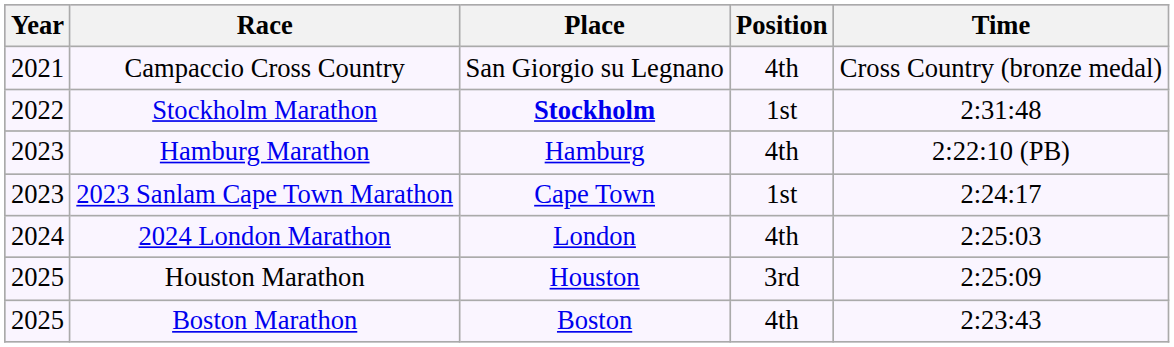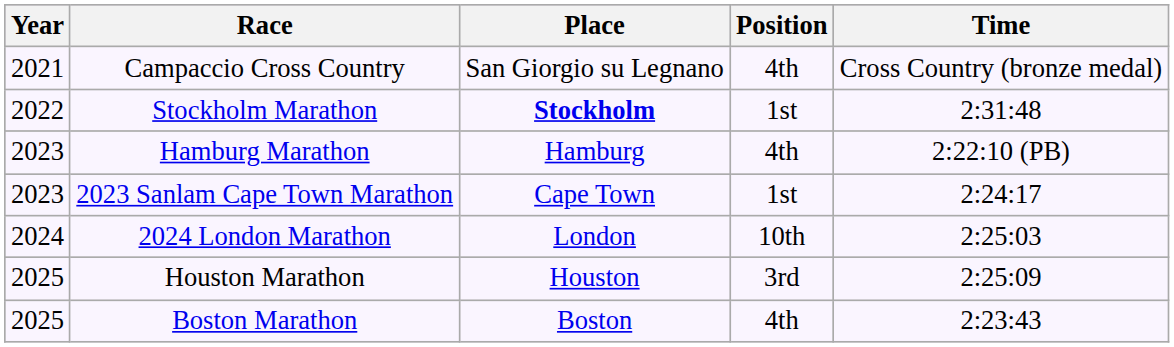(782, 236) 4th -> (782, 236) 10th
